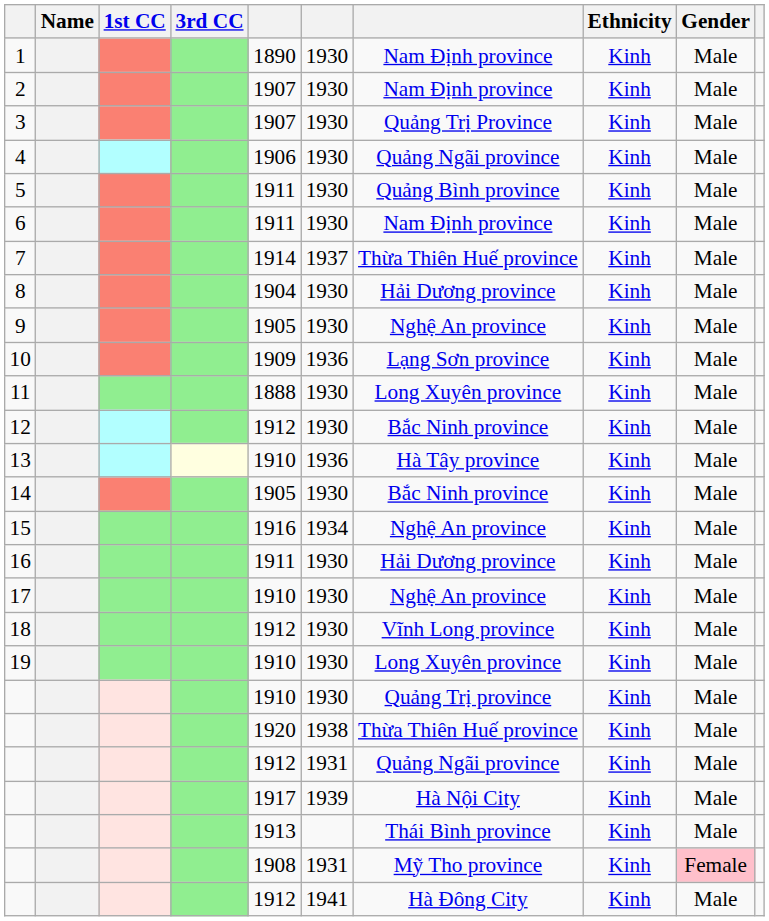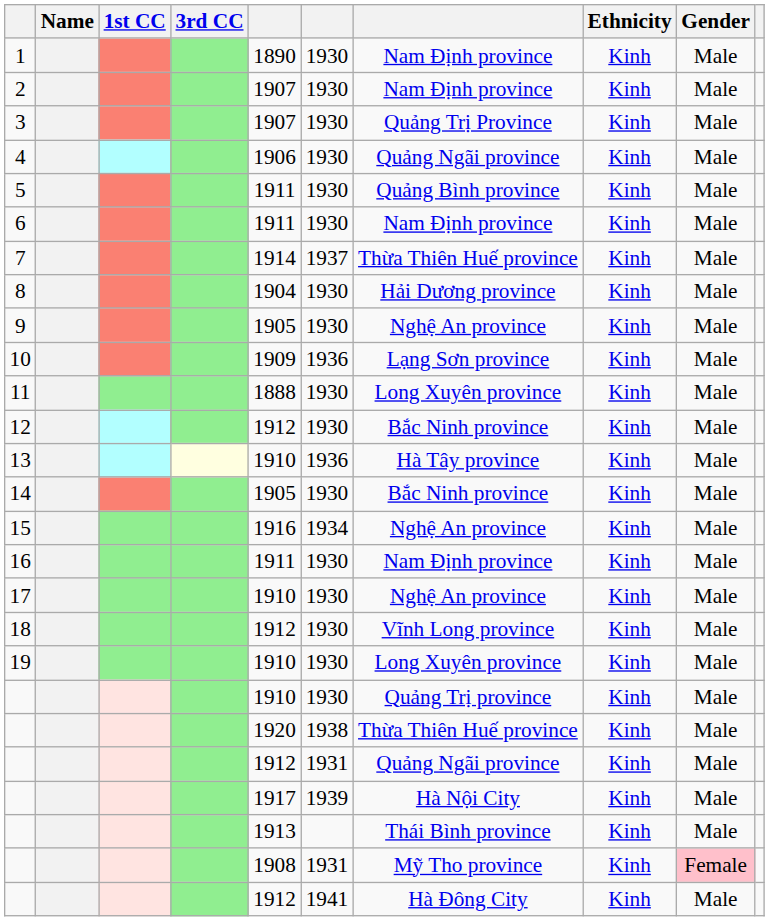(468, 561) Hải Dương province -> (468, 561) Nam Định province
